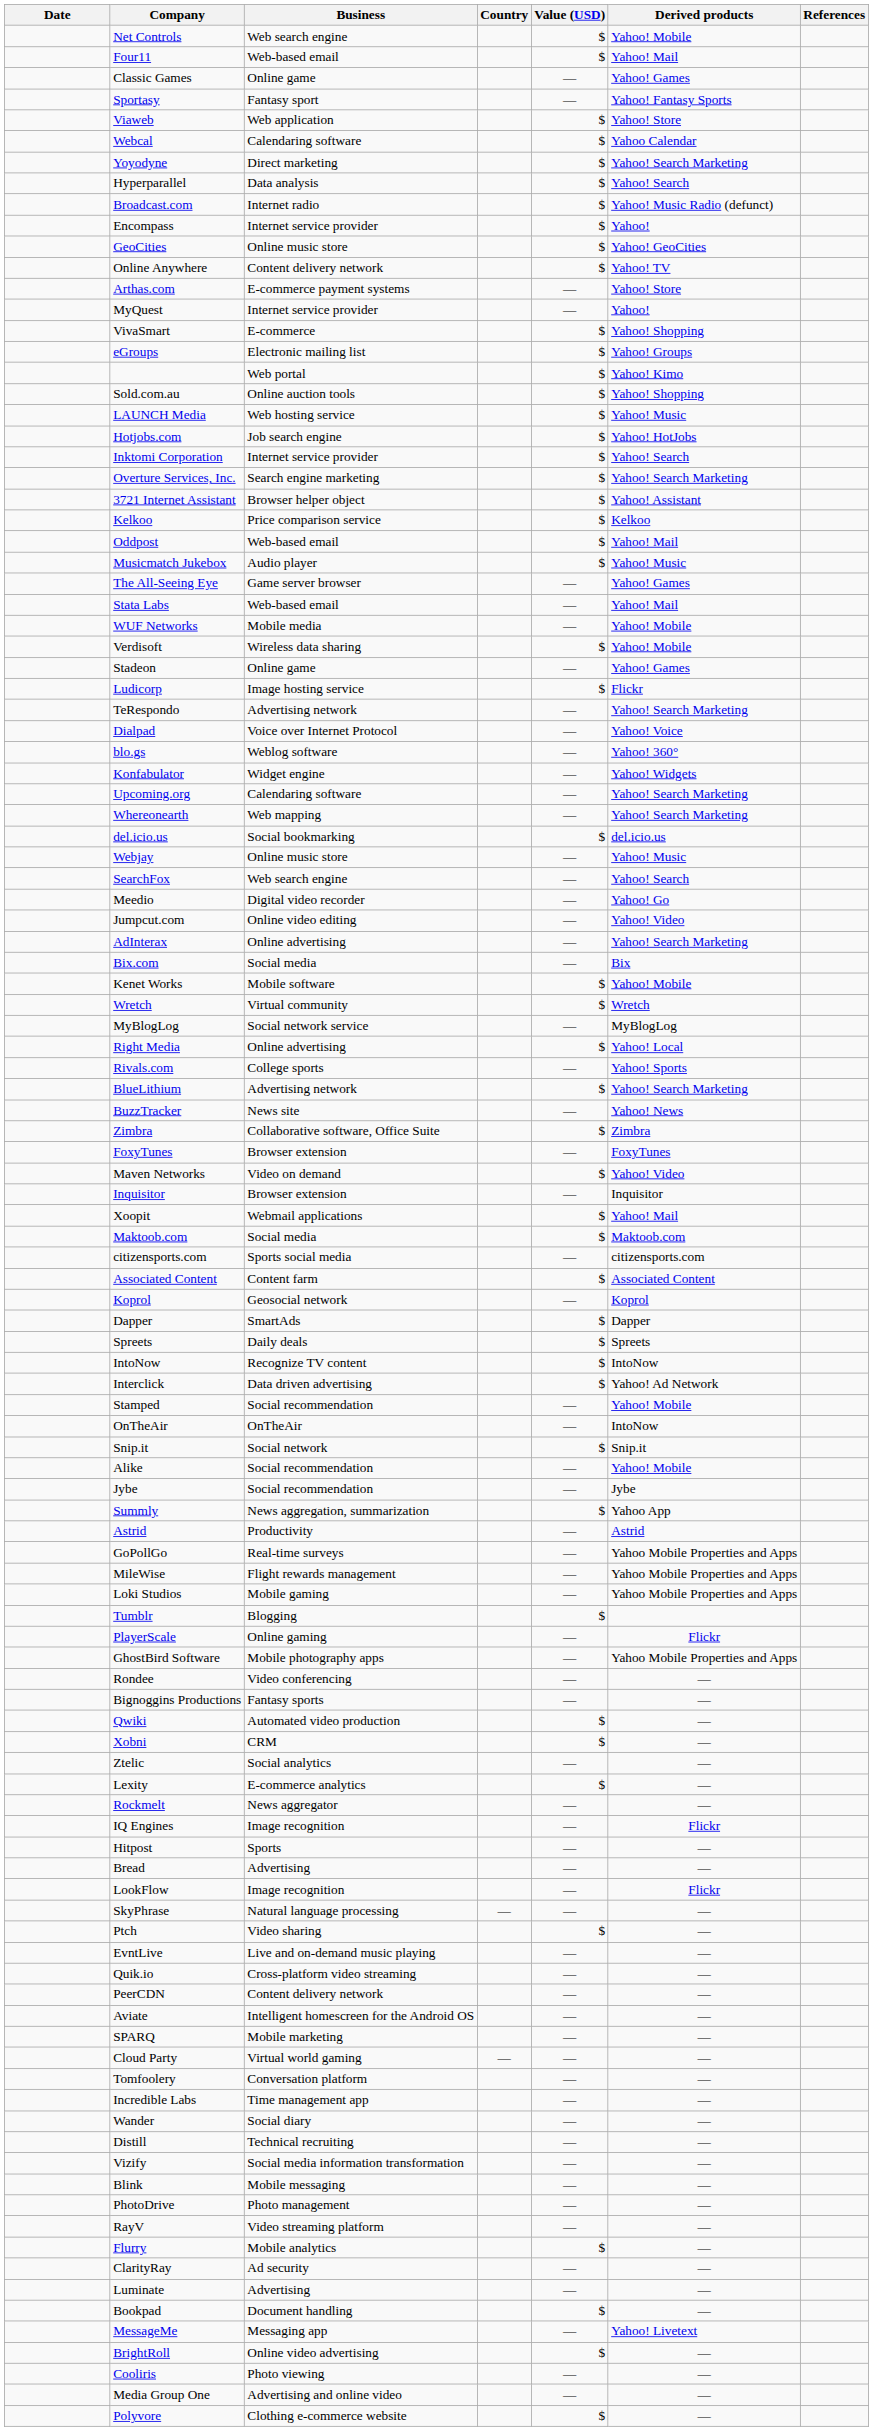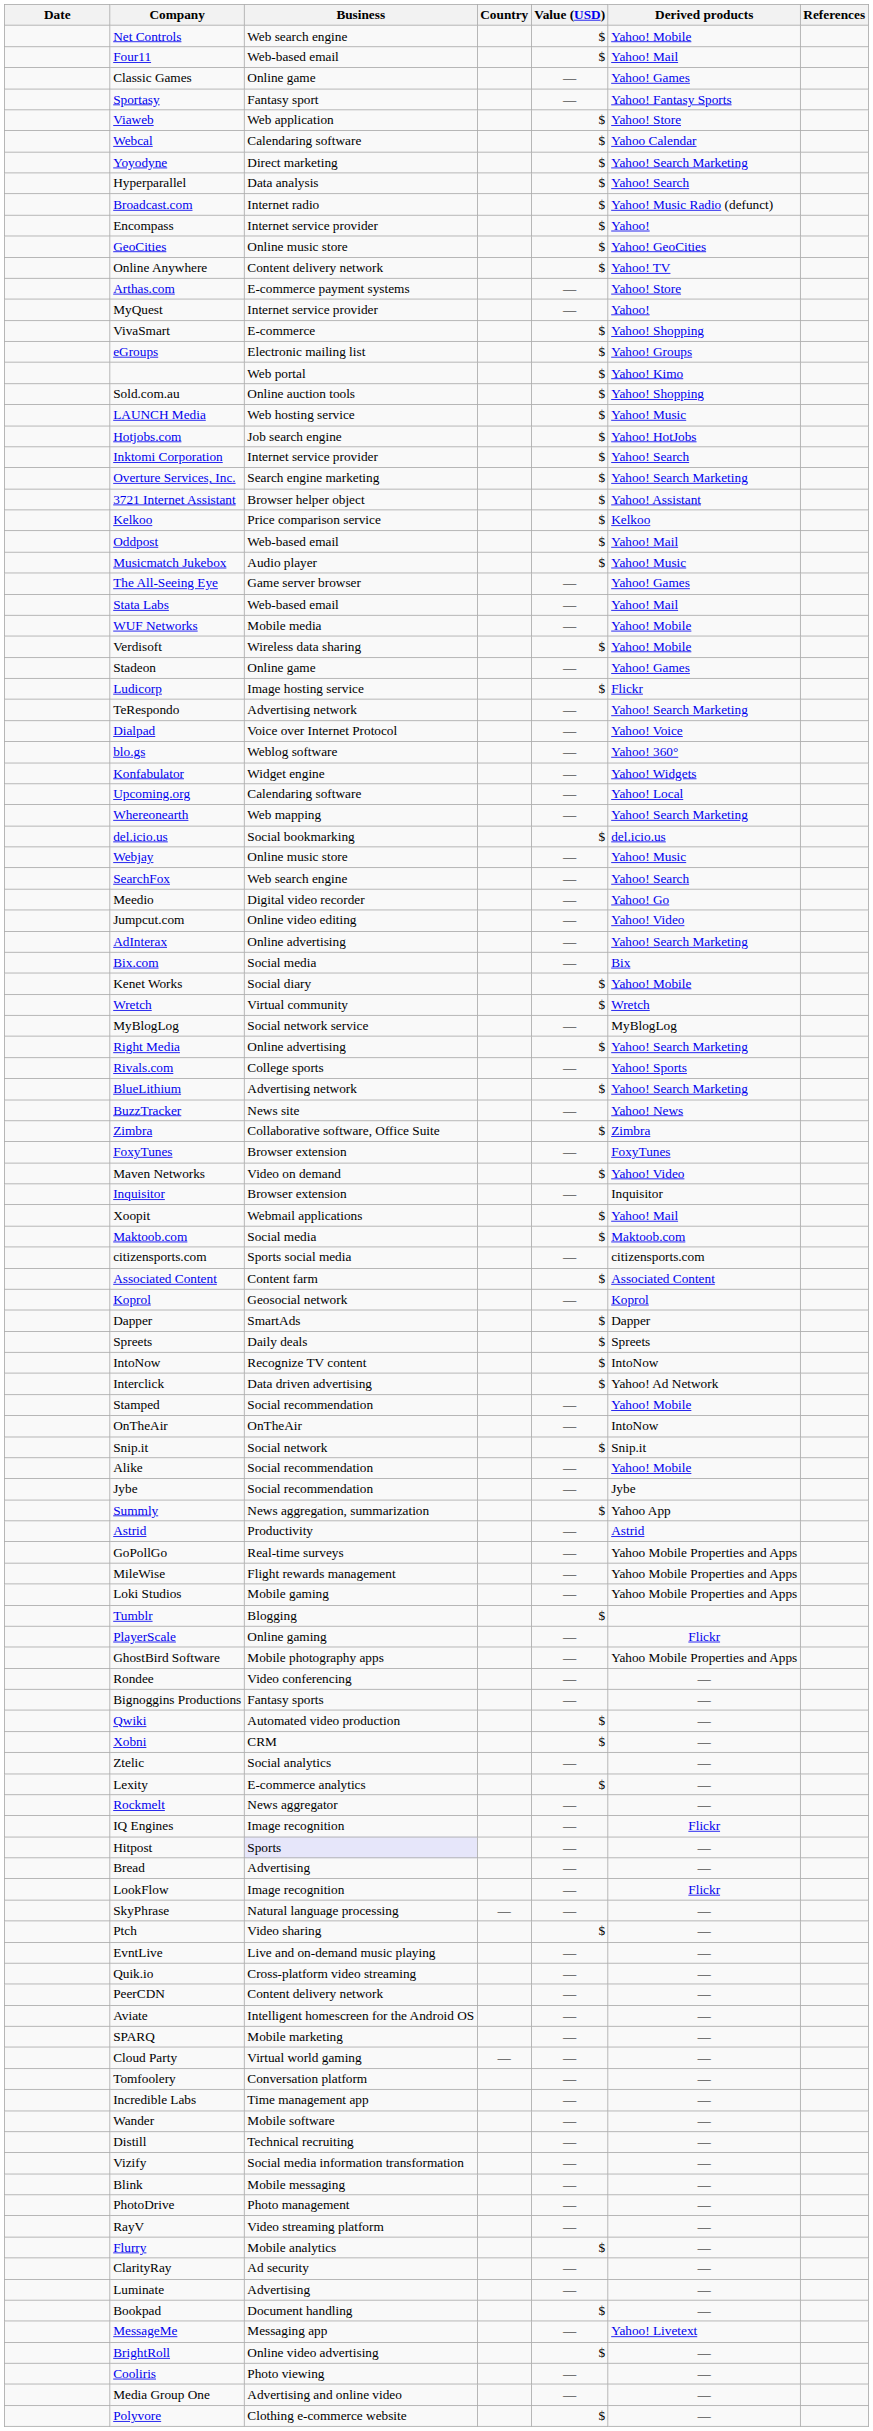(679, 794) Yahoo! Search Marketing -> (647, 794) Yahoo! Local
(291, 983) Mobile software -> (279, 983) Social diary
(647, 1047) Yahoo! Local -> (679, 1047) Yahoo! Search Marketing
(264, 1847) no background -> (264, 1847) lavender background
(279, 2121) Social diary -> (291, 2121) Mobile software
